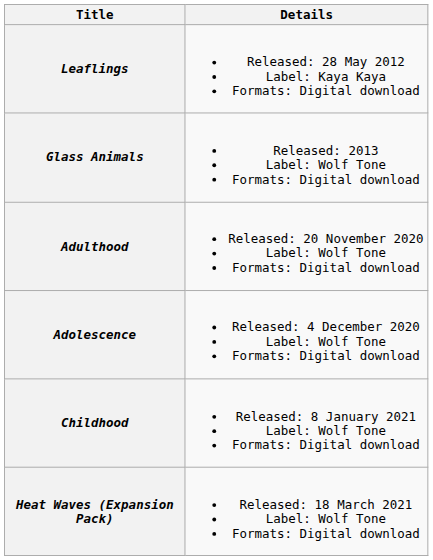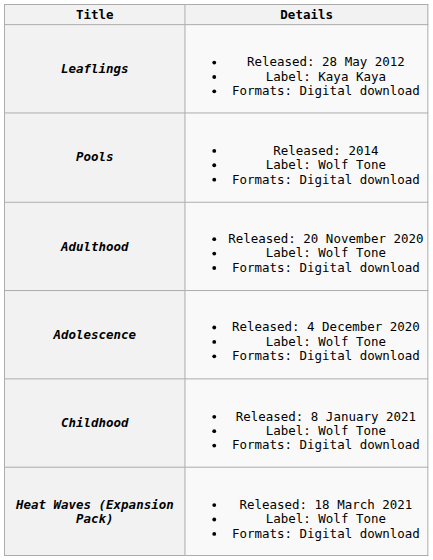- row: (95, 158)
+ row: (95, 158)
